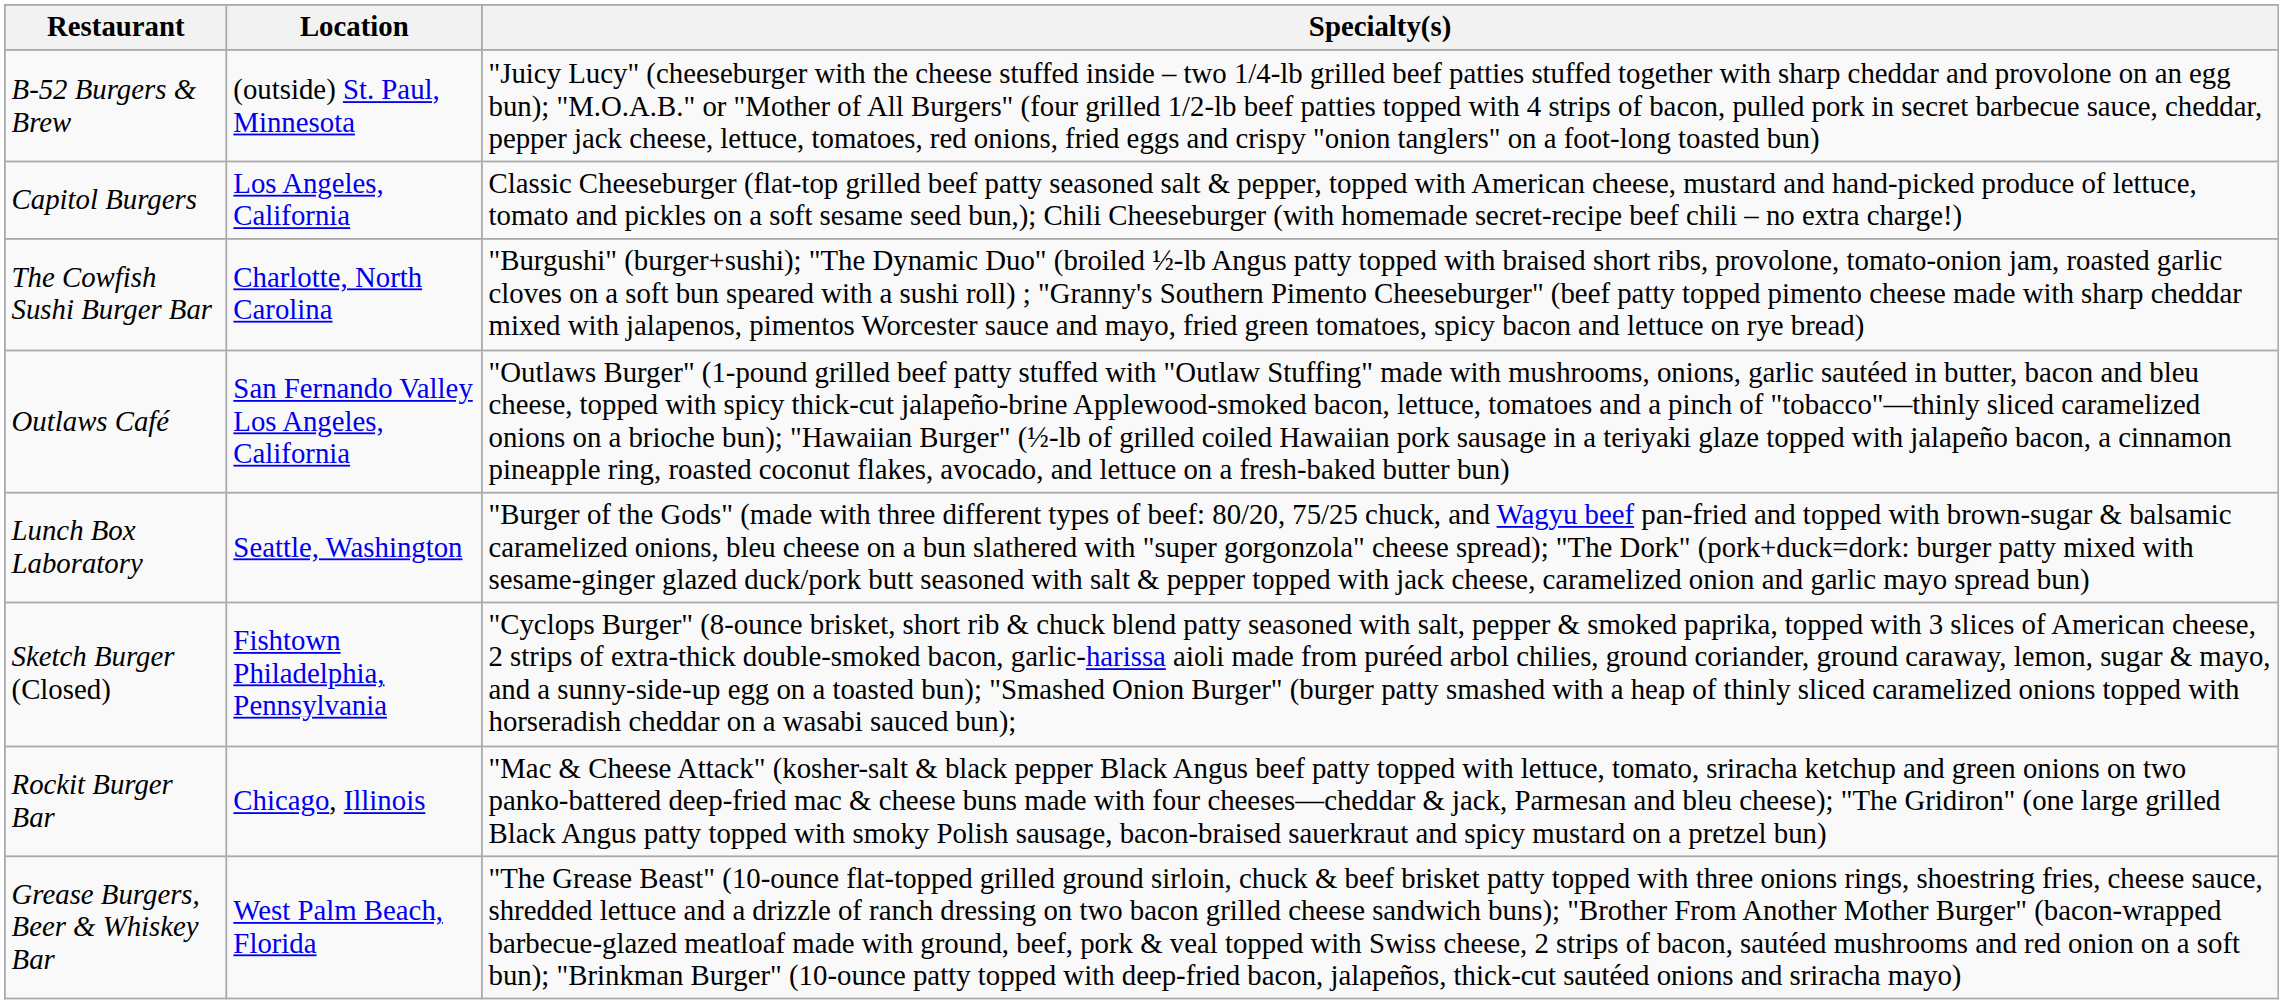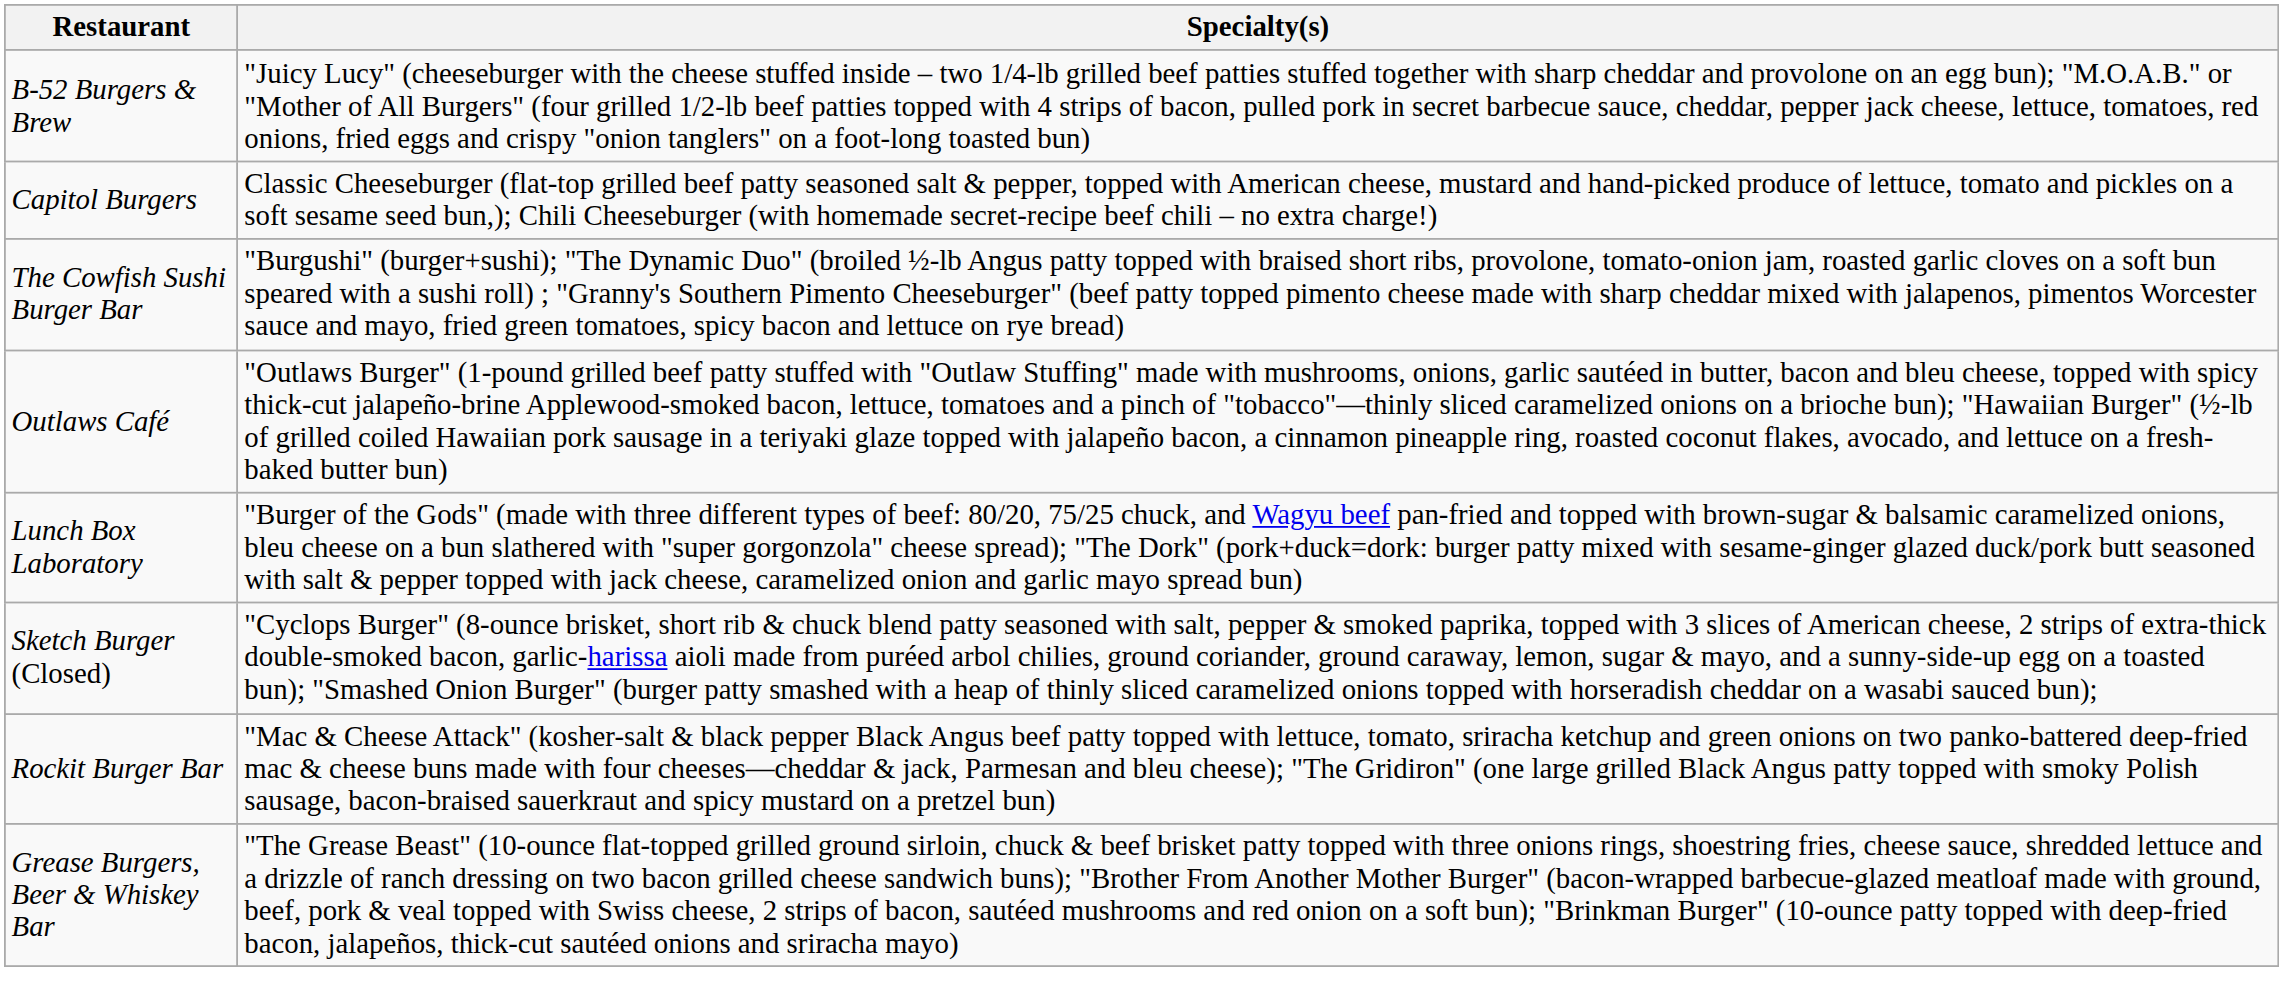- column: (354, 27)
